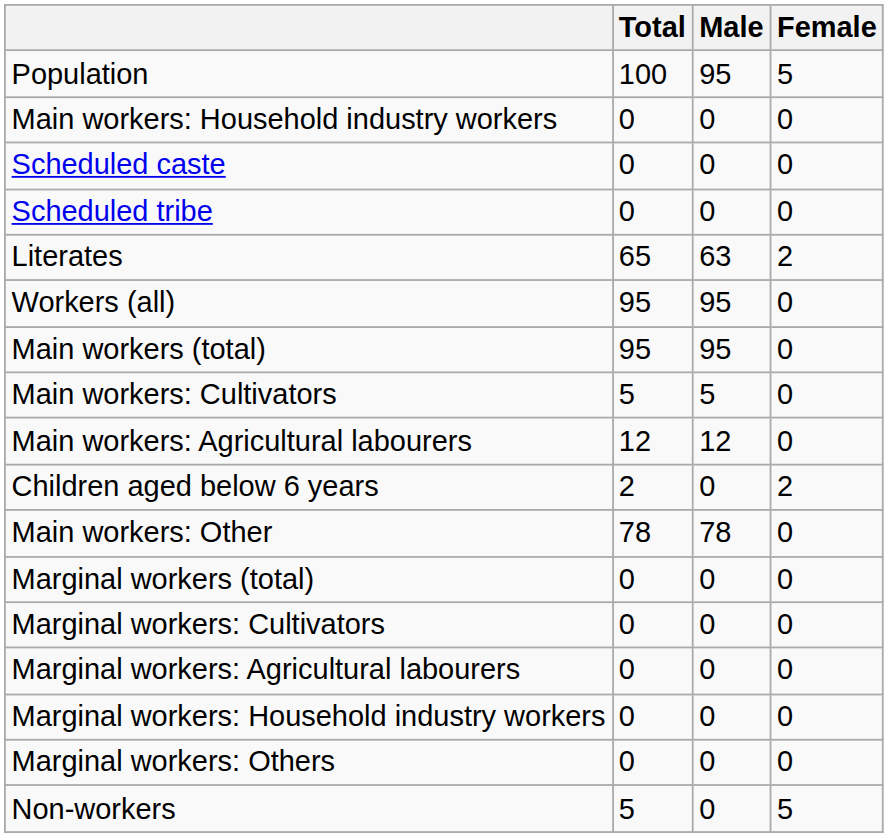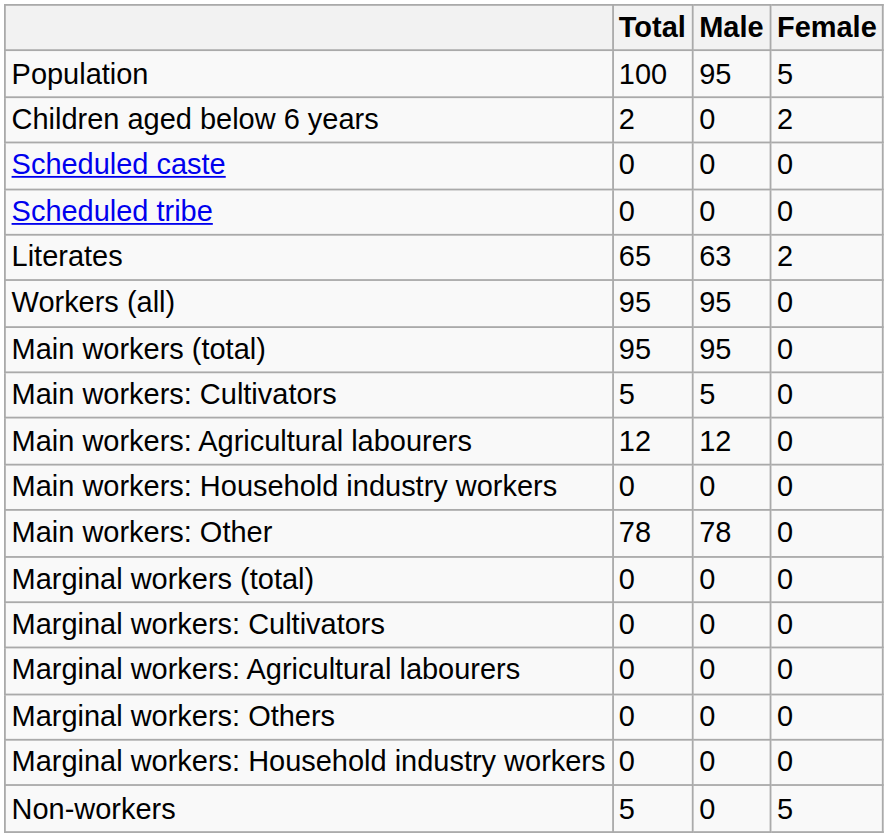rows swapped: (195, 486) <-> (284, 119)
rows swapped: (309, 716) <-> (173, 762)
